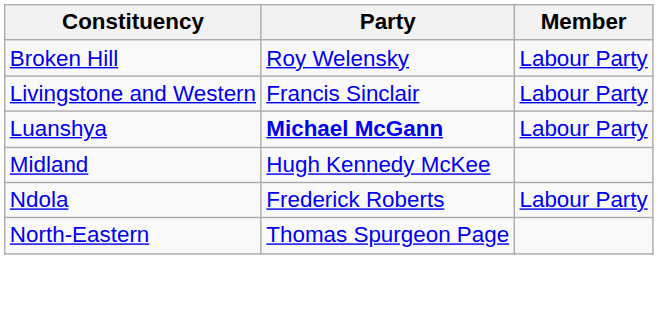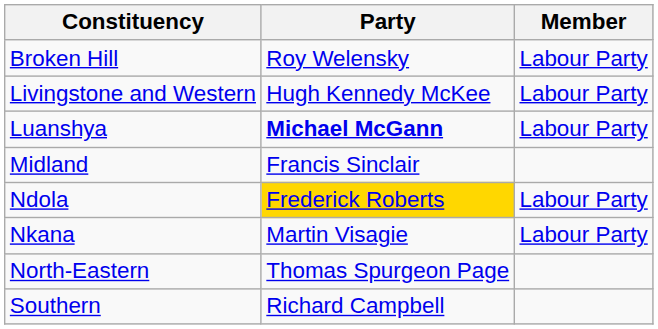(343, 93) Francis Sinclair -> (378, 93) Hugh Kennedy McKee
(378, 164) Hugh Kennedy McKee -> (343, 164) Francis Sinclair
(355, 199) no background -> (355, 199) gold background
+ row: (42, 235)
+ row: (55, 306)
